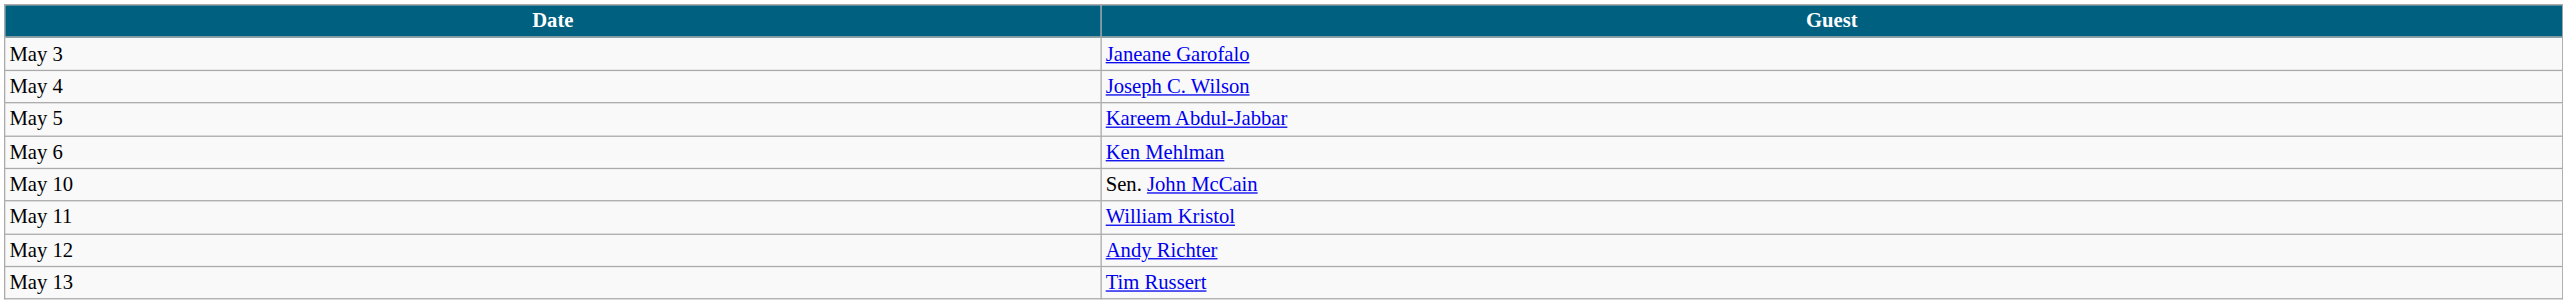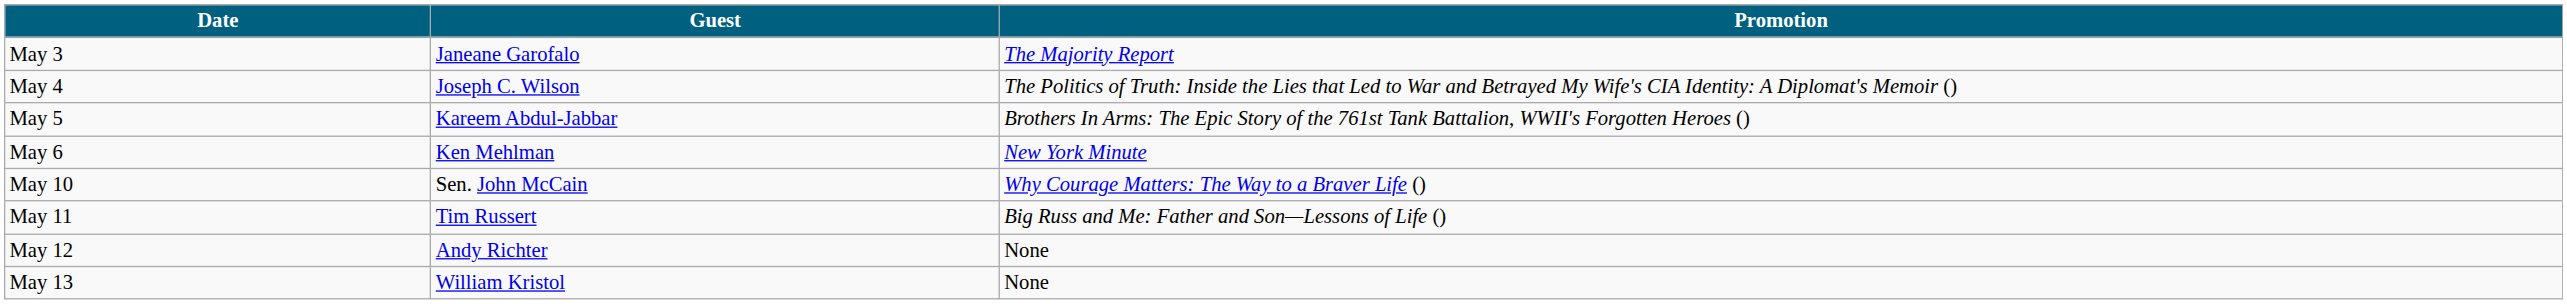+ column: (1781, 20)
(1170, 217) William Kristol -> (486, 217) Tim Russert
(1156, 282) Tim Russert -> (500, 282) William Kristol
